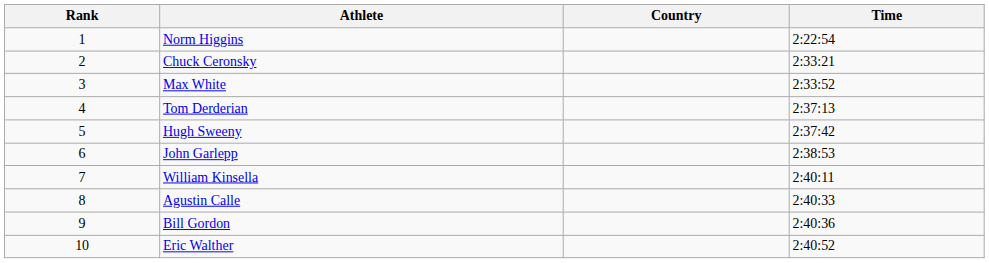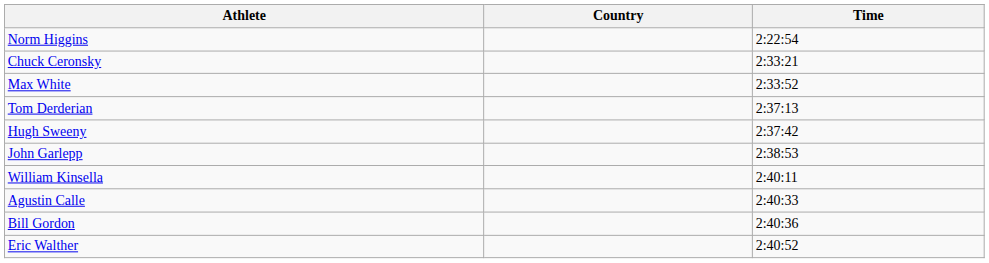- column: (82, 16)
